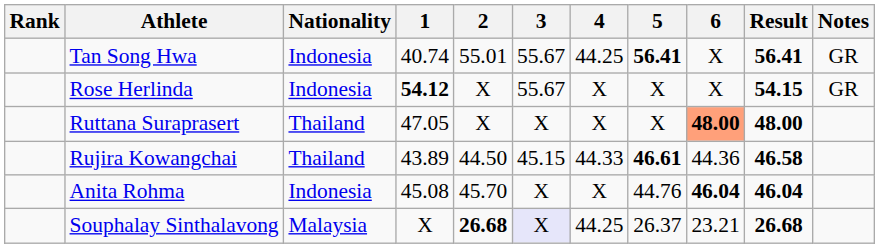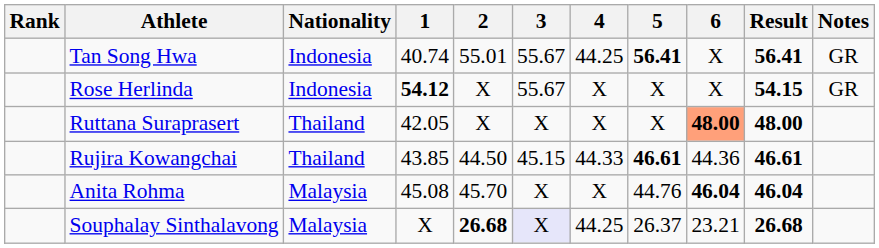(425, 123) 47.05 -> (425, 123) 42.05
(425, 157) 43.89 -> (425, 157) 43.85
(779, 157) 46.58 -> (779, 157) 46.61
(330, 191) Indonesia -> (328, 191) Malaysia
